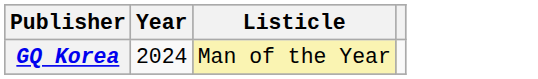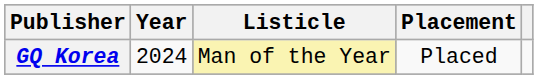+ column: (459, 22)
